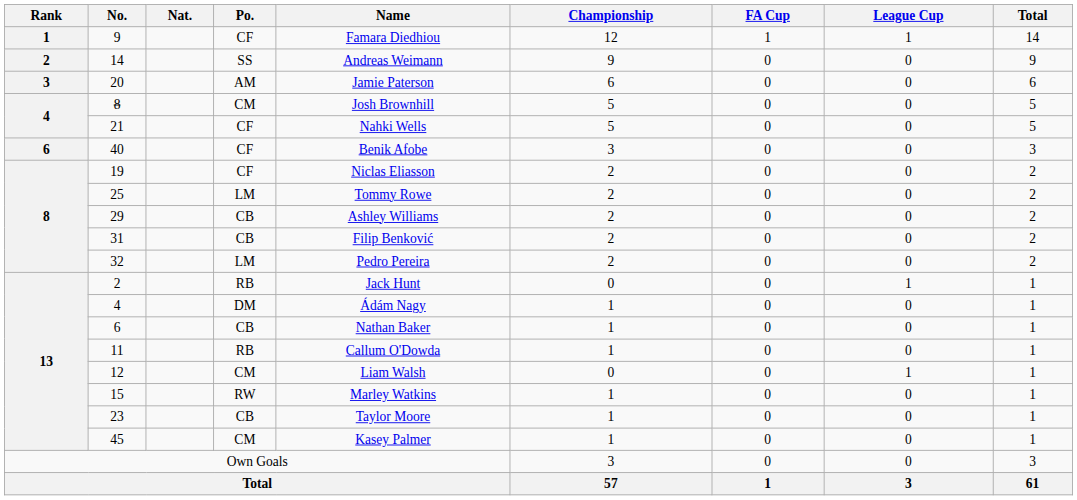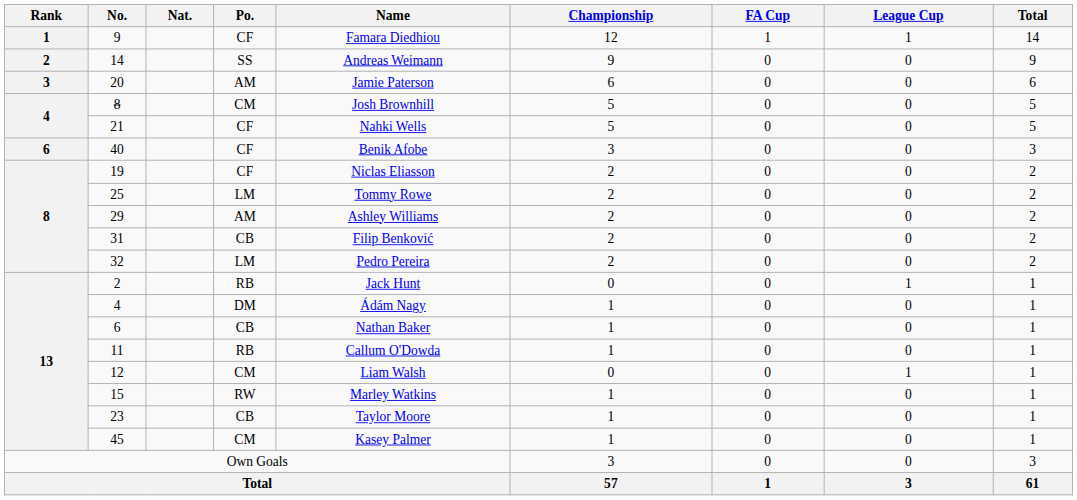(245, 216) CB -> (245, 216) AM
